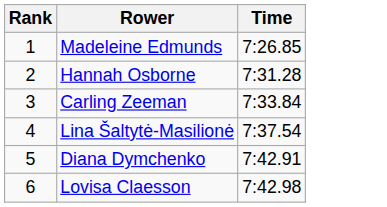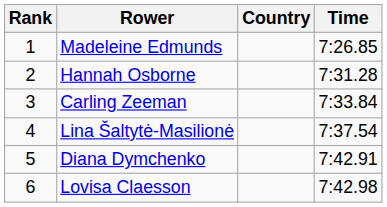+ column: (276, 18)
